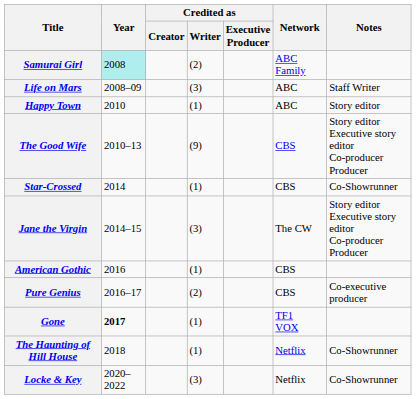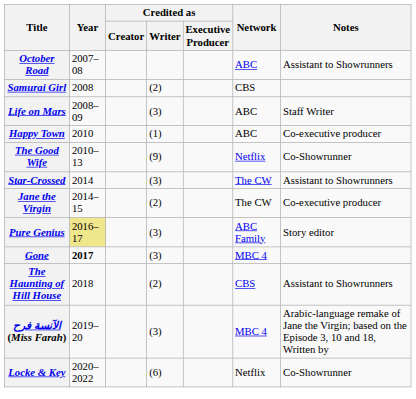+ row: (37, 65)
(115, 65) paleturquoise background -> (83, 88) no background
(291, 65) ABC Family -> (245, 88) CBS
(355, 105) Story editor -> (332, 134) Co-executive producer
(285, 146) CBS -> (250, 157) Netflix
(363, 146) Story editor Executive story editor Co-producer Producer -> (317, 157) Co-Showrunner
(196, 187) (1) -> (155, 180) (3)
(285, 187) CBS -> (253, 180) The CW
(363, 187) Co-Showrunner -> (338, 180) Assistant to Showrunners
(196, 228) (3) -> (155, 203) (2)
(363, 228) Story editor Executive story editor Co-producer Producer -> (332, 203) Co-executive producer
- row: (53, 269)
(123, 292) no background -> (85, 232) khaki background
(196, 292) (2) -> (155, 232) (3)
(285, 292) CBS -> (250, 232) ABC Family
(358, 292) Co-executive producer -> (309, 232) Story editor
(196, 321) (1) -> (155, 255) (3)
(287, 321) TF1 VOX -> (251, 255) MBC 4
(196, 350) (1) -> (155, 284) (2)
(291, 350) Netflix -> (245, 284) CBS
(363, 350) Co-Showrunner -> (338, 284) Assistant to Showrunners
+ row: (37, 331)
(196, 379) (3) -> (155, 372) (6)
